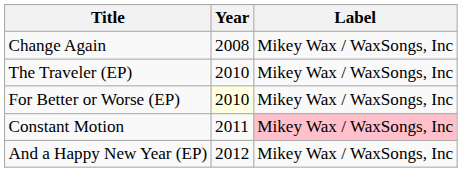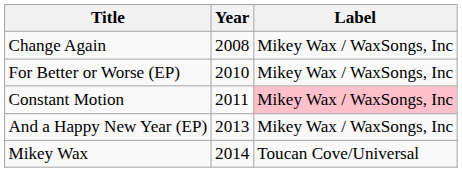- row: (70, 72)
(232, 99) lightyellow background -> (232, 72) no background
(232, 153) 2012 -> (232, 126) 2013
+ row: (48, 153)
